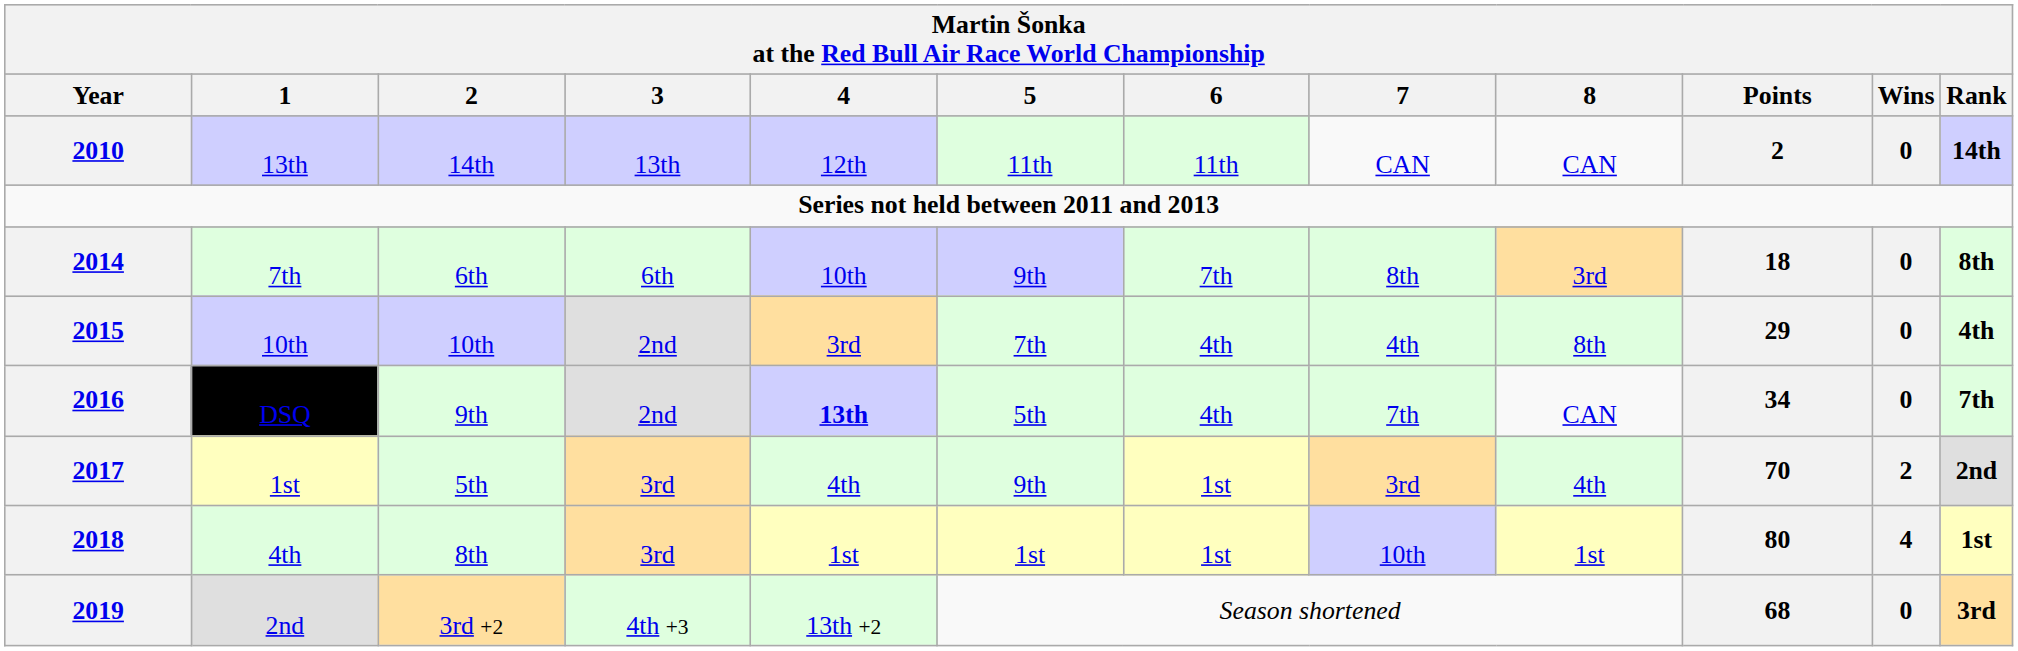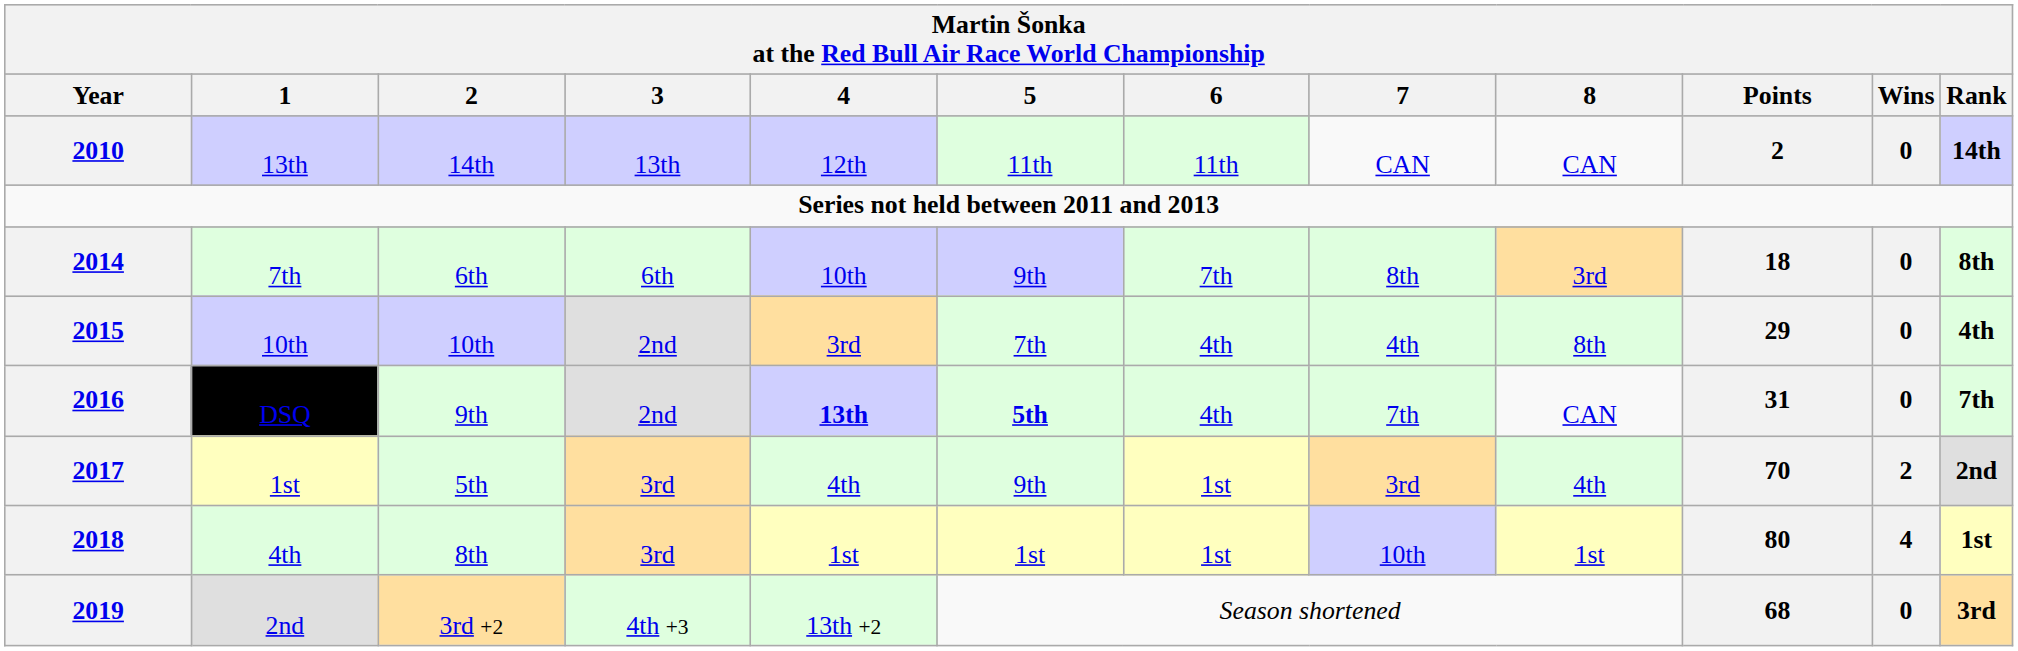(1030, 414) normal -> (1030, 414) bold
(1777, 400) 34 -> (1777, 400) 31
